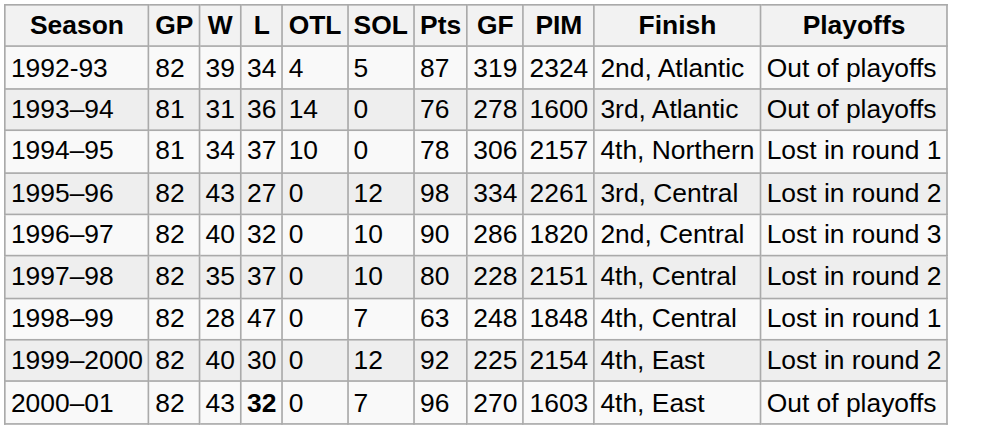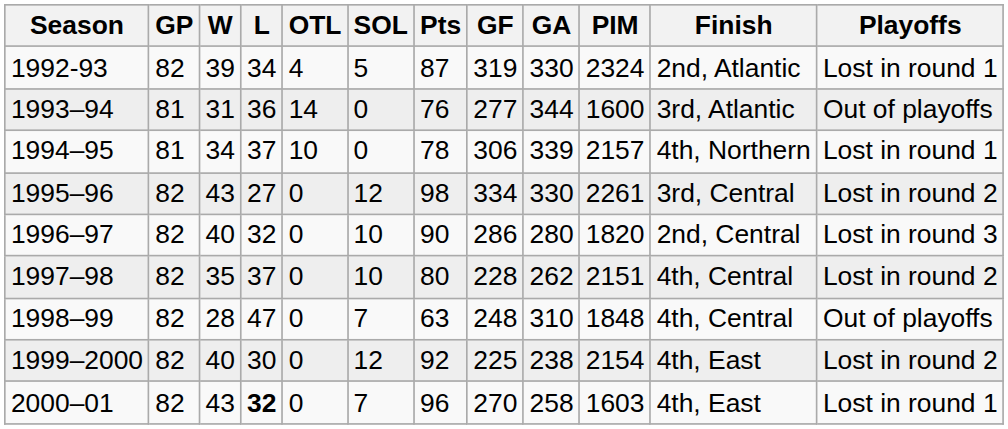+ column: (552, 25)
(852, 67) Out of playoffs -> (910, 67) Lost in round 1
(495, 109) 278 -> (495, 109) 277
(854, 318) Lost in round 1 -> (908, 318) Out of playoffs
(852, 402) Out of playoffs -> (910, 402) Lost in round 1
